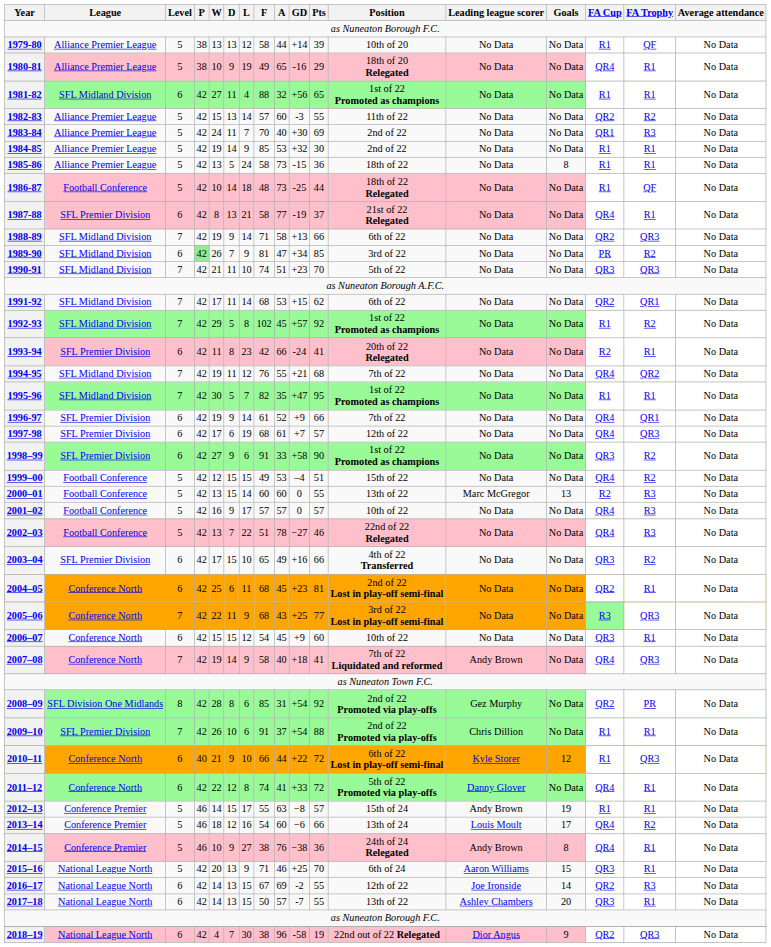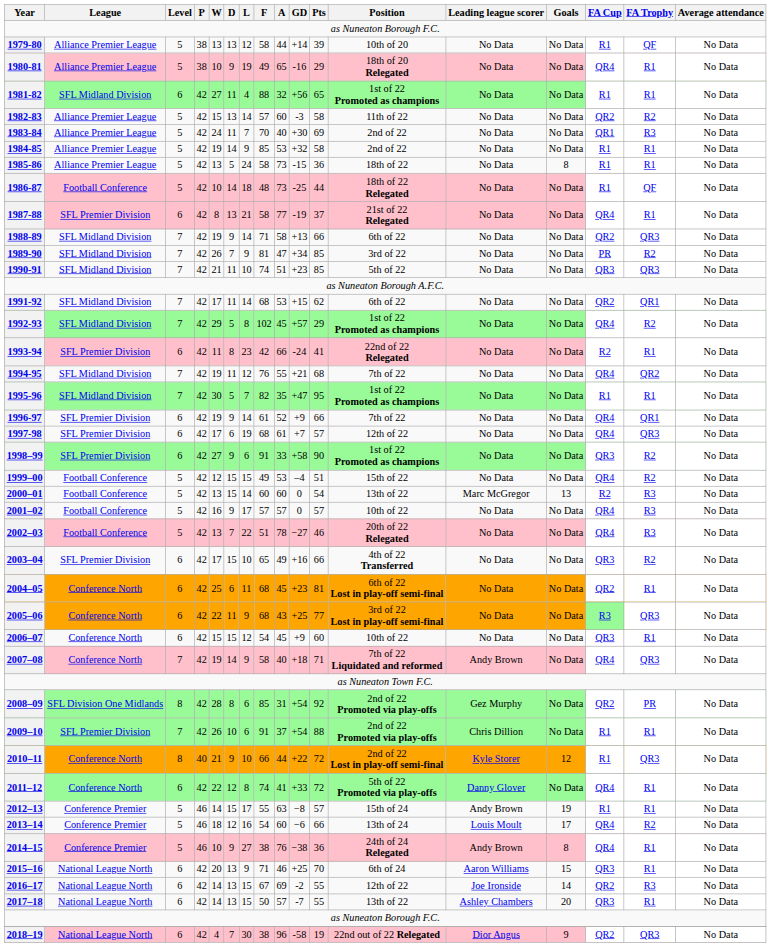(319, 116) 55 -> (319, 116) 58
(319, 149) 30 -> (319, 149) 58
(180, 253) 6 -> (180, 253) 7
(202, 253) lightgreen background -> (202, 253) no background
(319, 269) 70 -> (319, 269) 85
(319, 324) 92 -> (319, 324) 29
(605, 324) R1 -> (605, 324) QR4
(387, 352) 20th of 22 Relegated -> (387, 352) 22nd of 22 Relegated
(319, 494) 55 -> (319, 494) 54
(387, 532) 22nd of 22 Relegated -> (387, 532) 20th of 22 Relegated
(387, 588) 2nd of 22 Lost in play-off semi-final -> (387, 588) 6th of 22 Lost in play-off semi-final
(180, 616) 7 -> (180, 616) 6
(319, 660) 41 -> (319, 660) 71
(180, 759) 6 -> (180, 759) 8
(387, 759) 6th of 22 Lost in play-off semi-final -> (387, 759) 2nd of 22 Lost in play-off semi-final
(180, 869) 5 -> (180, 869) 6
